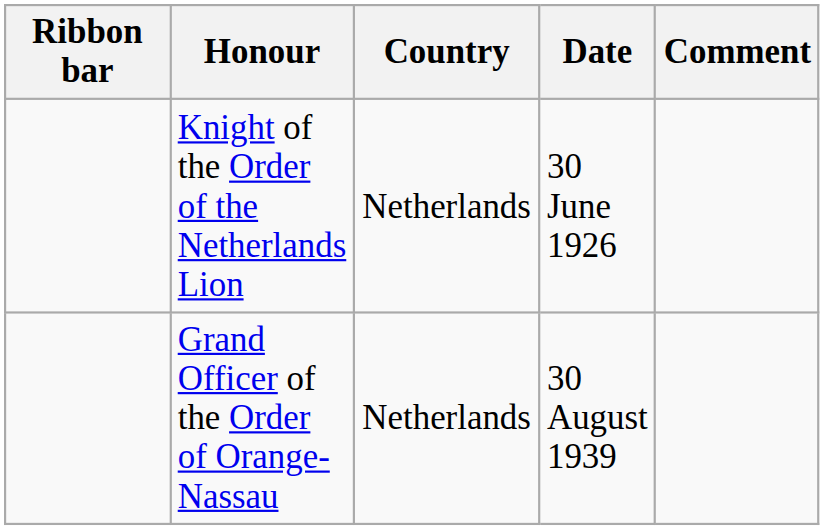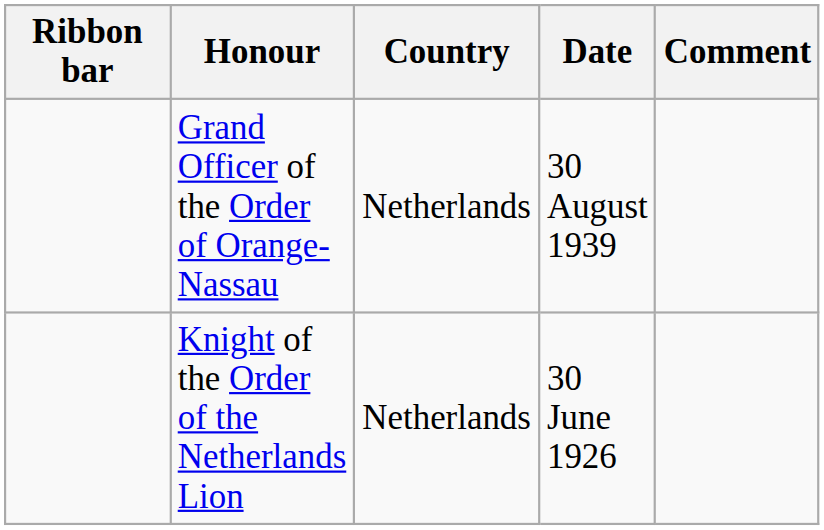rows swapped: (262, 205) <-> (254, 417)
